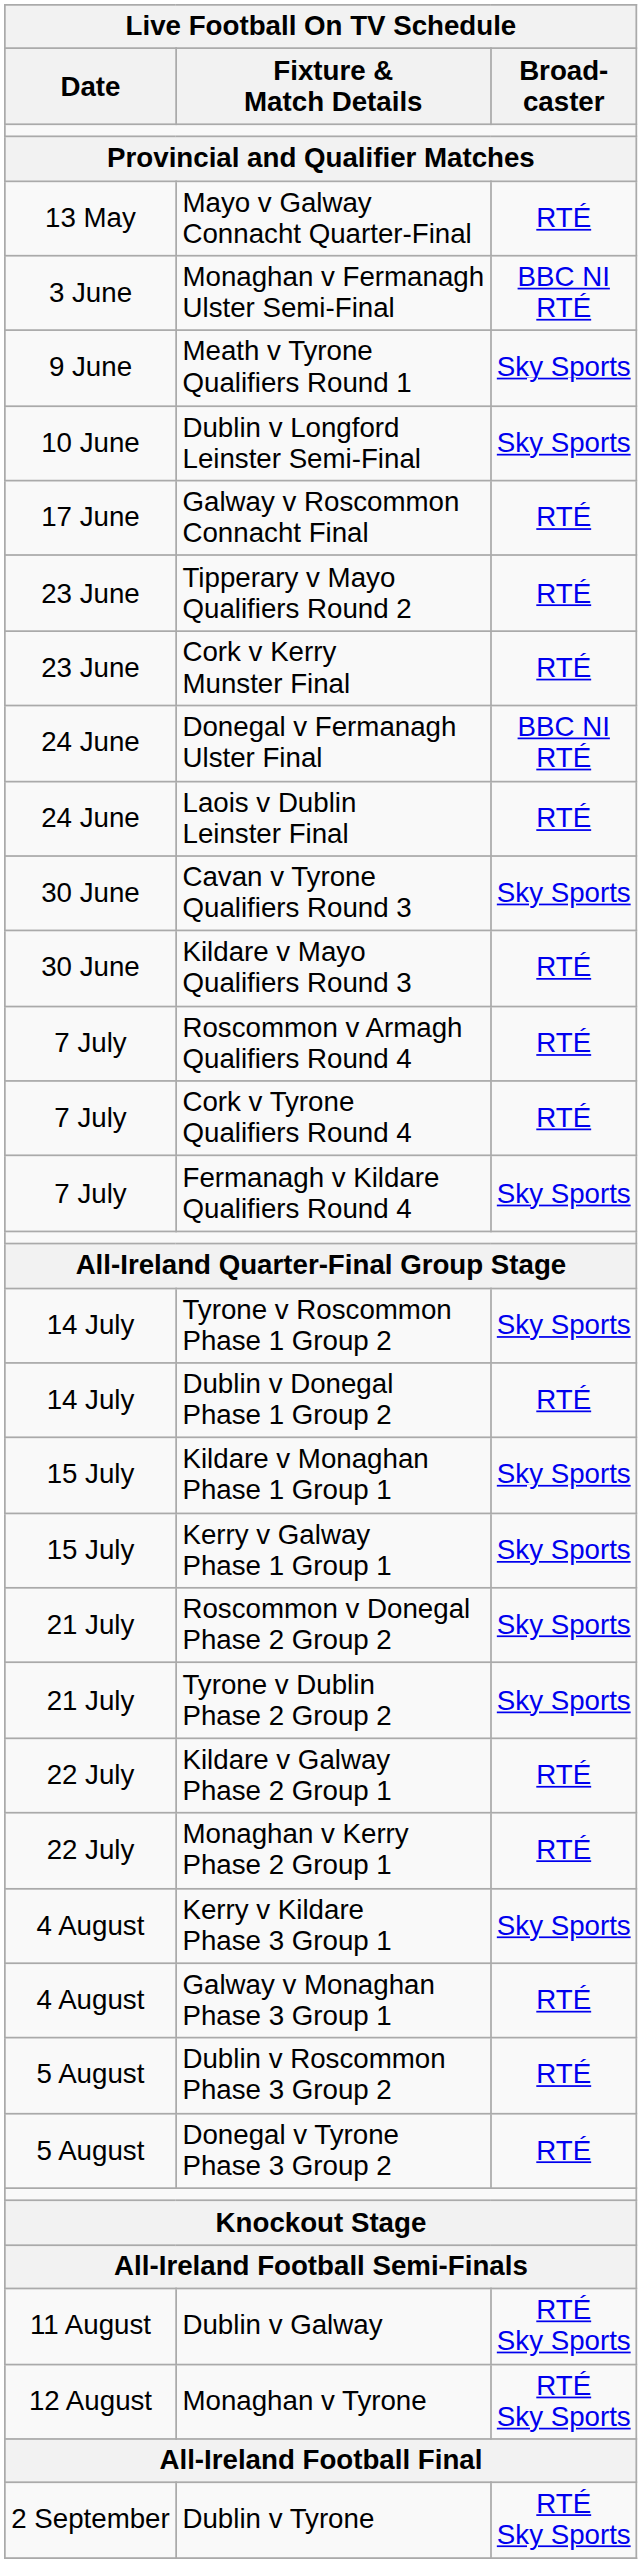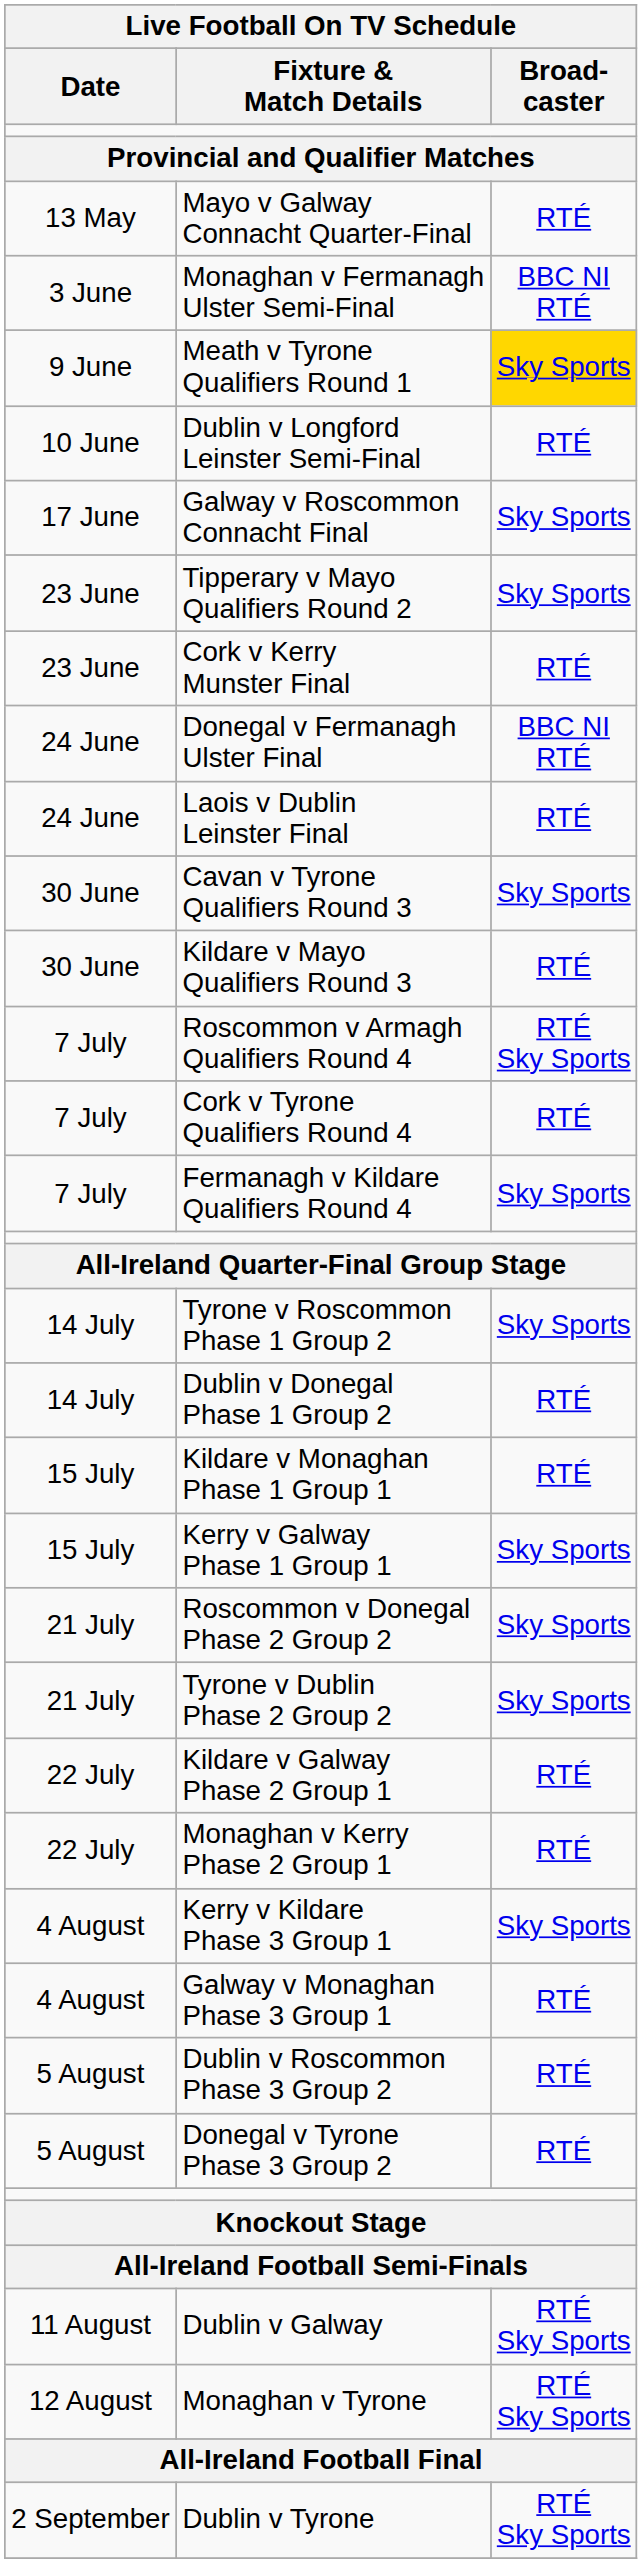(564, 367) no background -> (564, 367) gold background
(564, 442) Sky Sports -> (564, 442) RTÉ
(564, 517) RTÉ -> (564, 517) Sky Sports
(564, 592) RTÉ -> (564, 592) Sky Sports
(564, 1043) RTÉ -> (564, 1043) RTÉ Sky Sports
(564, 1474) Sky Sports -> (564, 1474) RTÉ
